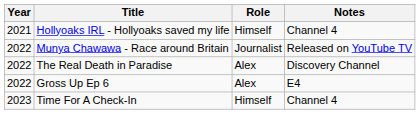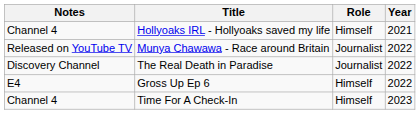columns swapped: (19, 13) <-> (349, 13)
(245, 65) Alex -> (359, 65) Journalist
(245, 83) Alex -> (354, 83) Himself
